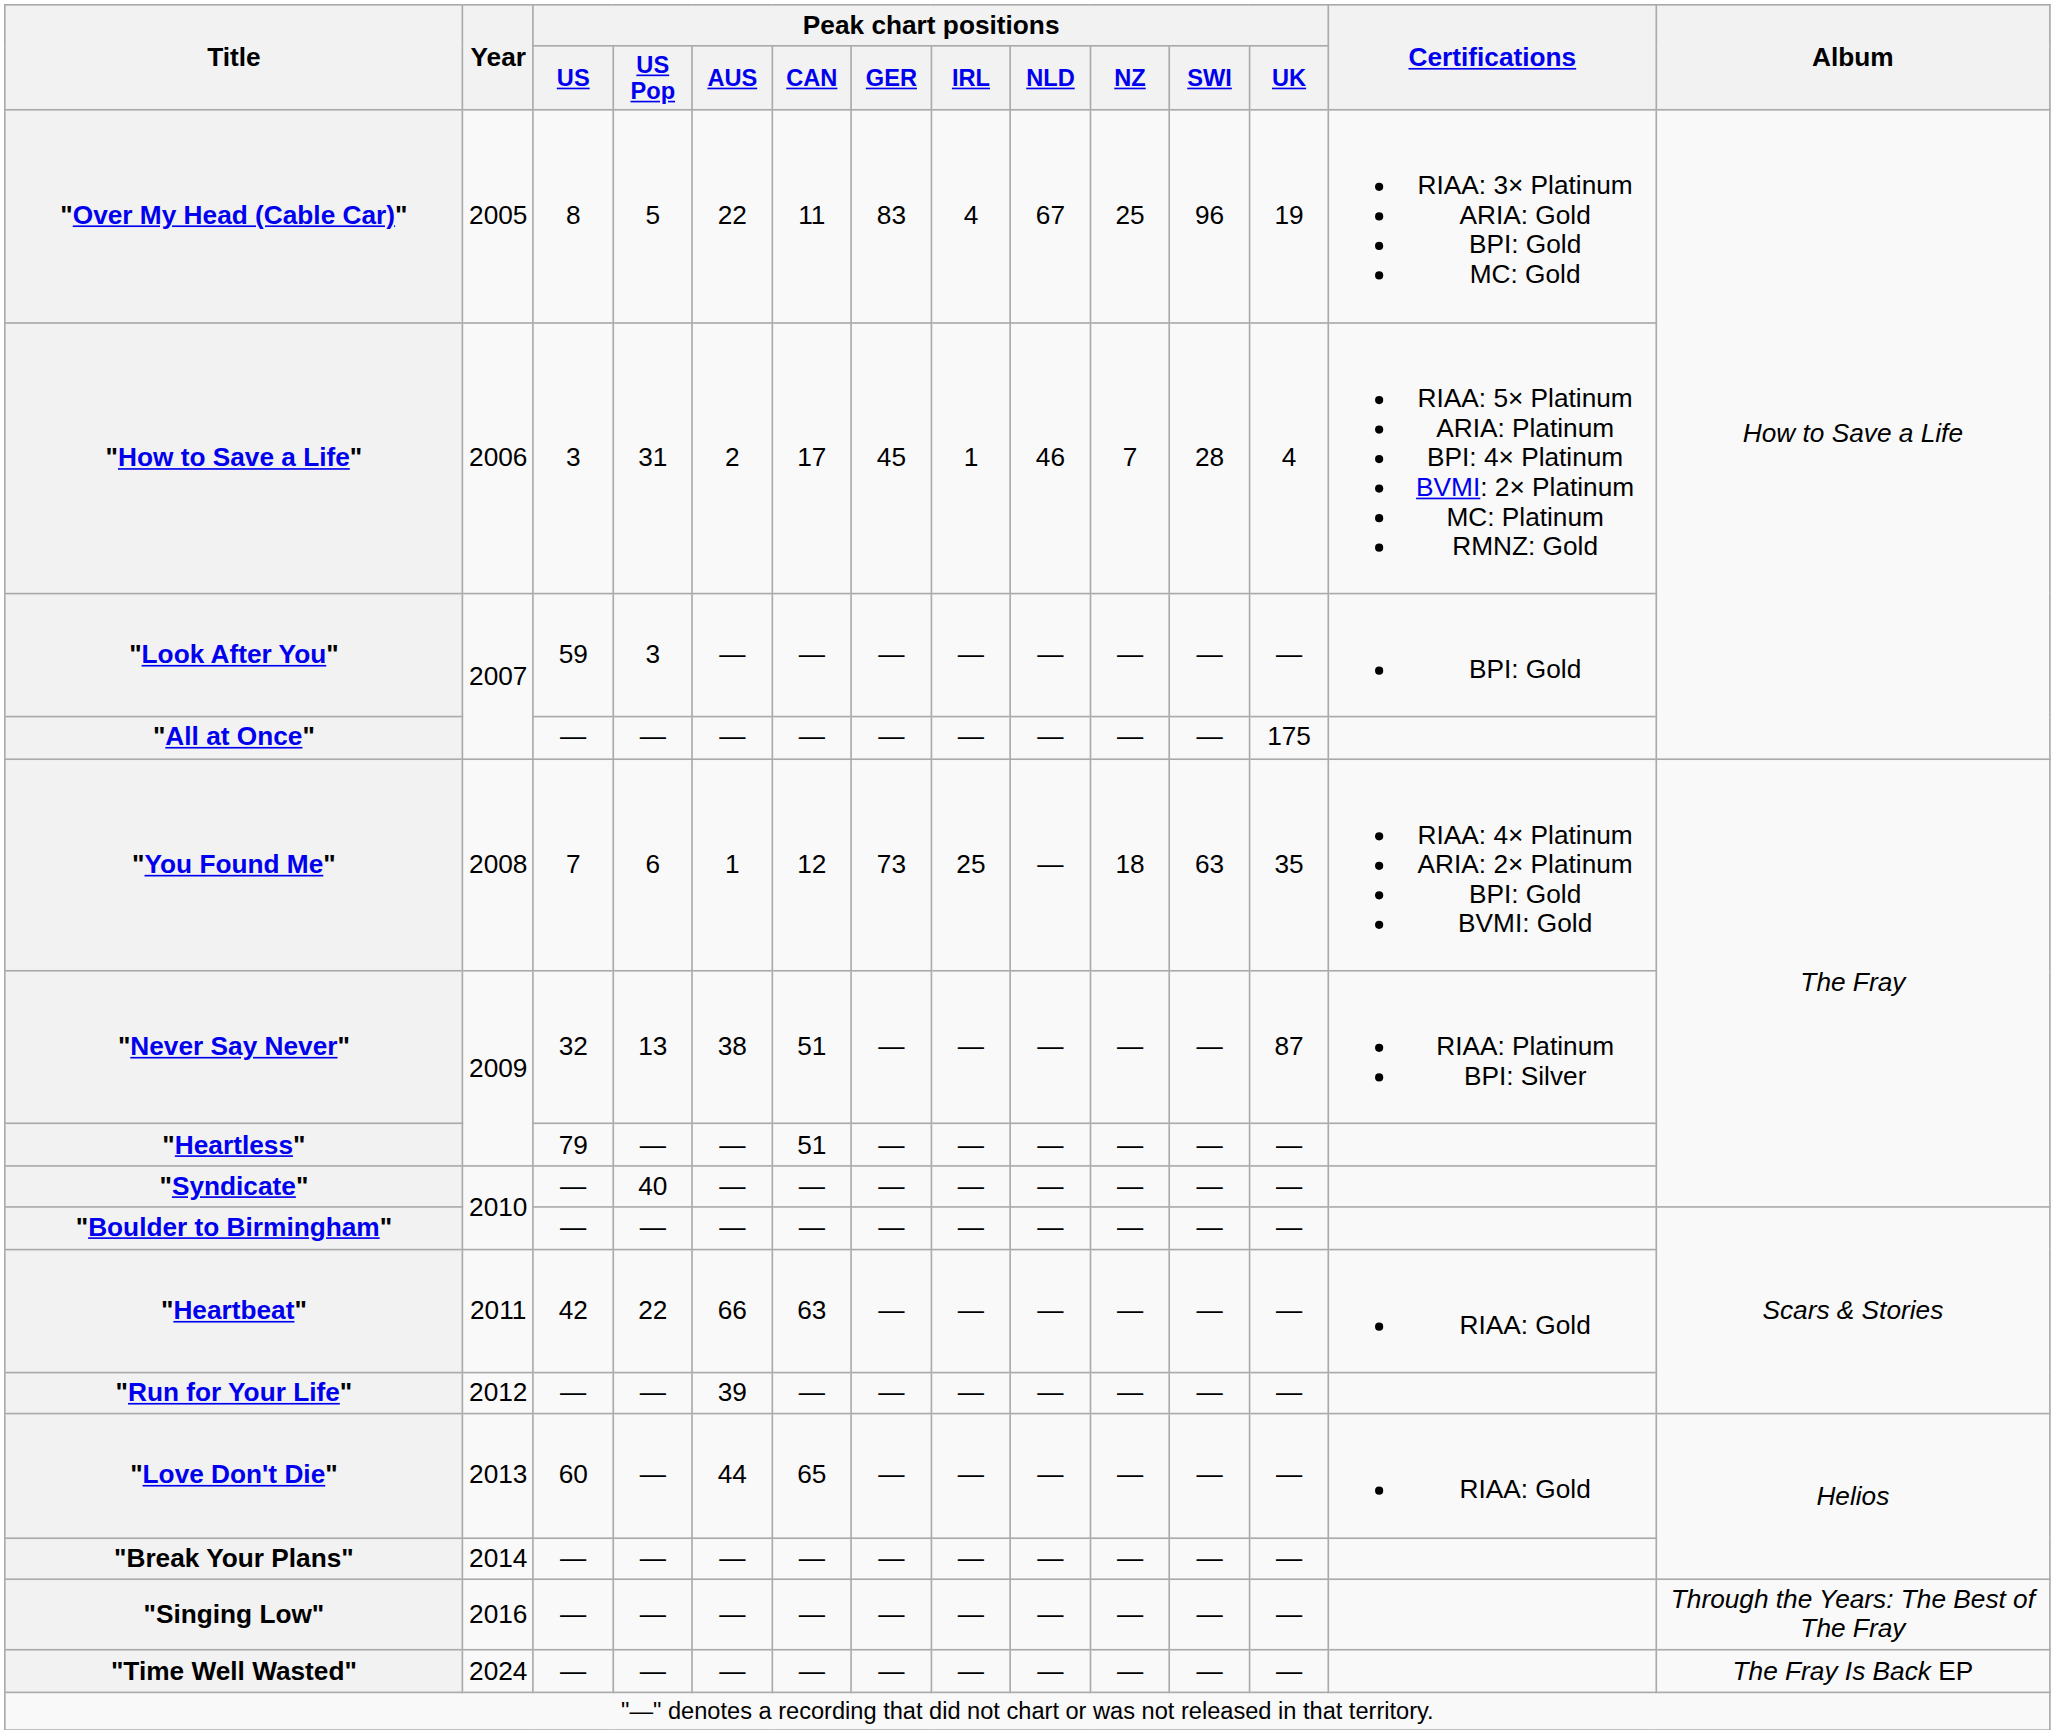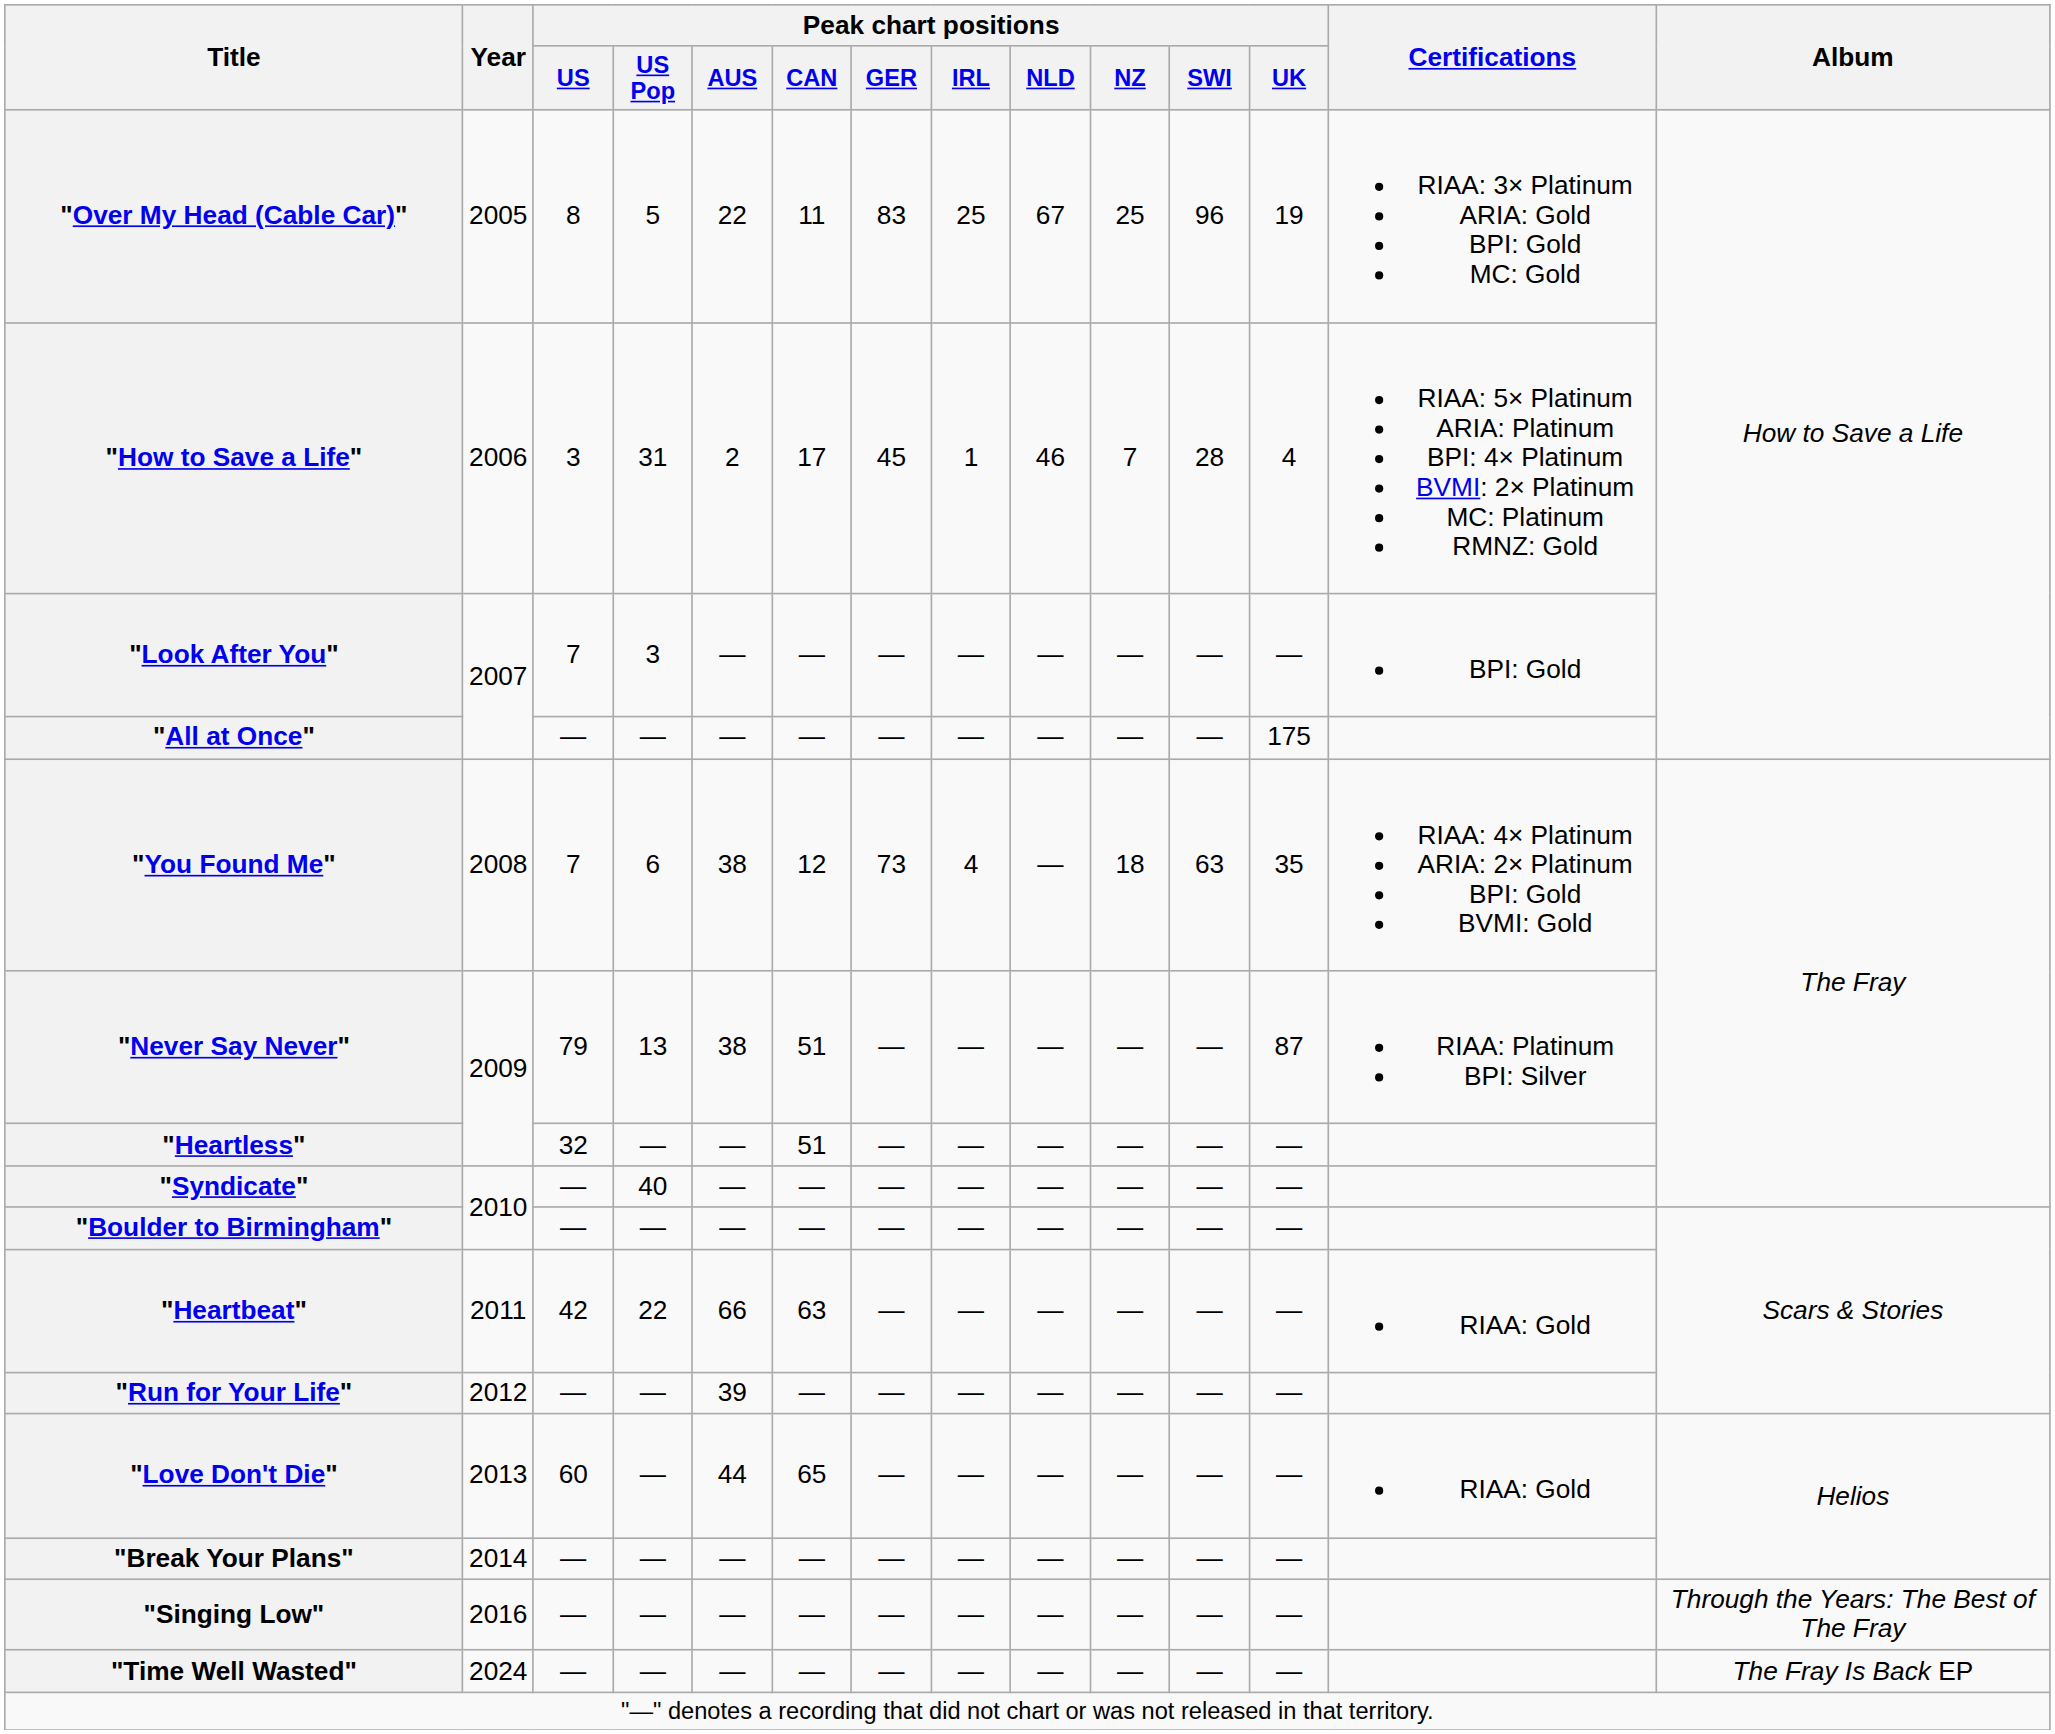(971, 215) 4 -> (971, 215) 25
(573, 654) 59 -> (573, 654) 7
(732, 864) 1 -> (732, 864) 38
(971, 864) 25 -> (971, 864) 4
(573, 1047) 32 -> (573, 1047) 79
(573, 1144) 79 -> (573, 1144) 32
